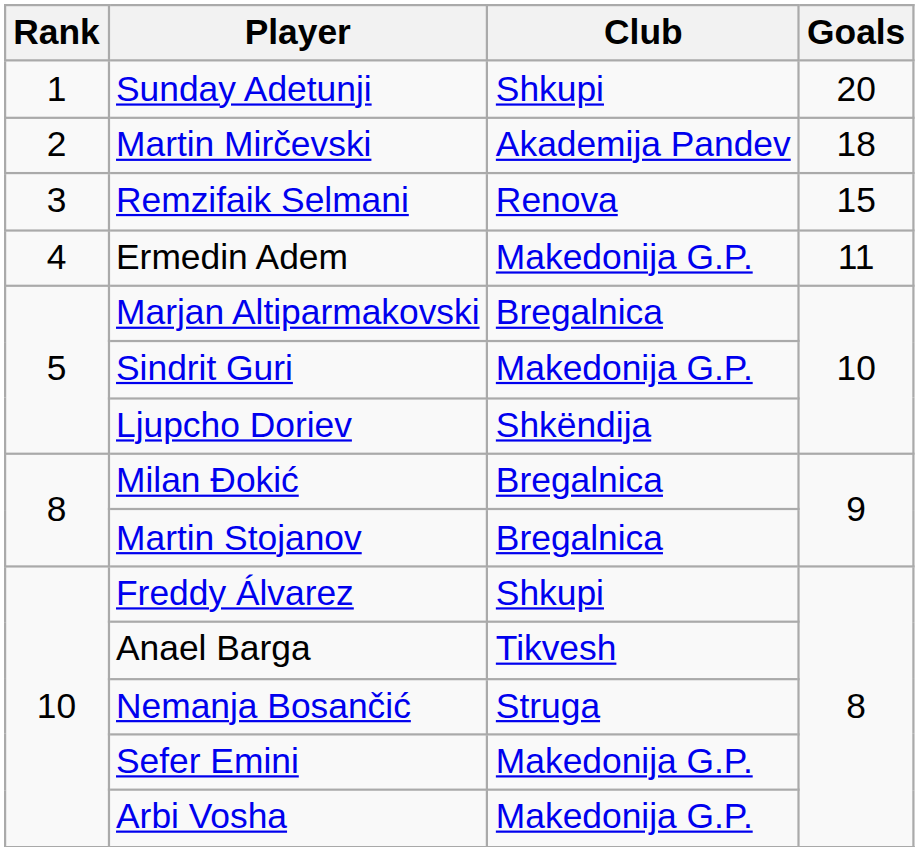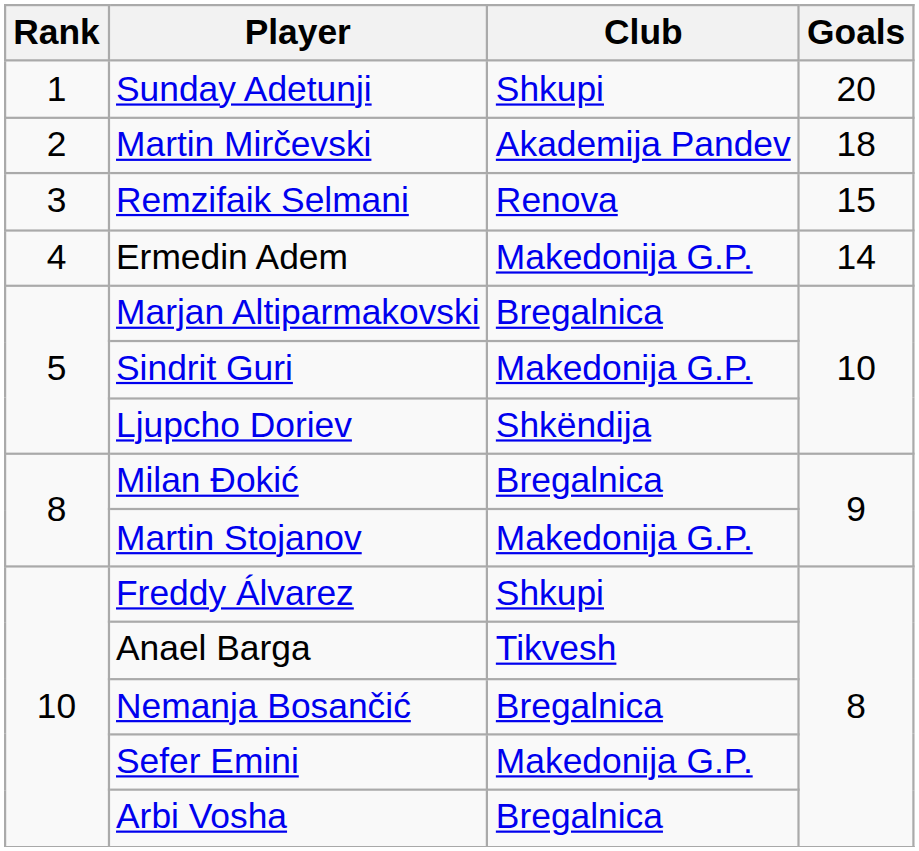(856, 256) 11 -> (856, 256) 14
(579, 537) Bregalnica -> (624, 537) Makedonija G.P.
(548, 705) Struga -> (579, 705) Bregalnica
(624, 817) Makedonija G.P. -> (579, 817) Bregalnica
